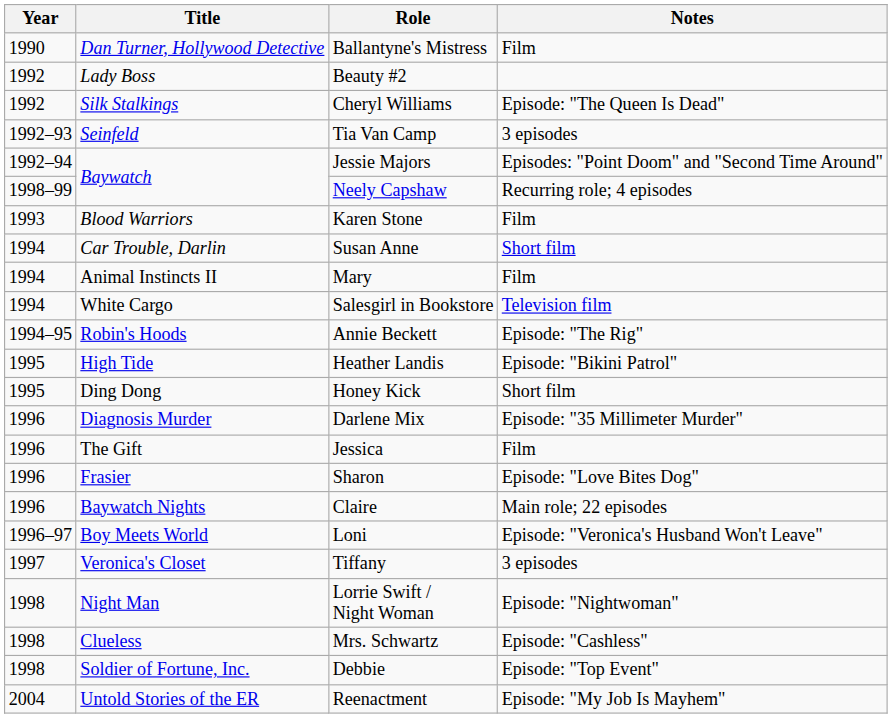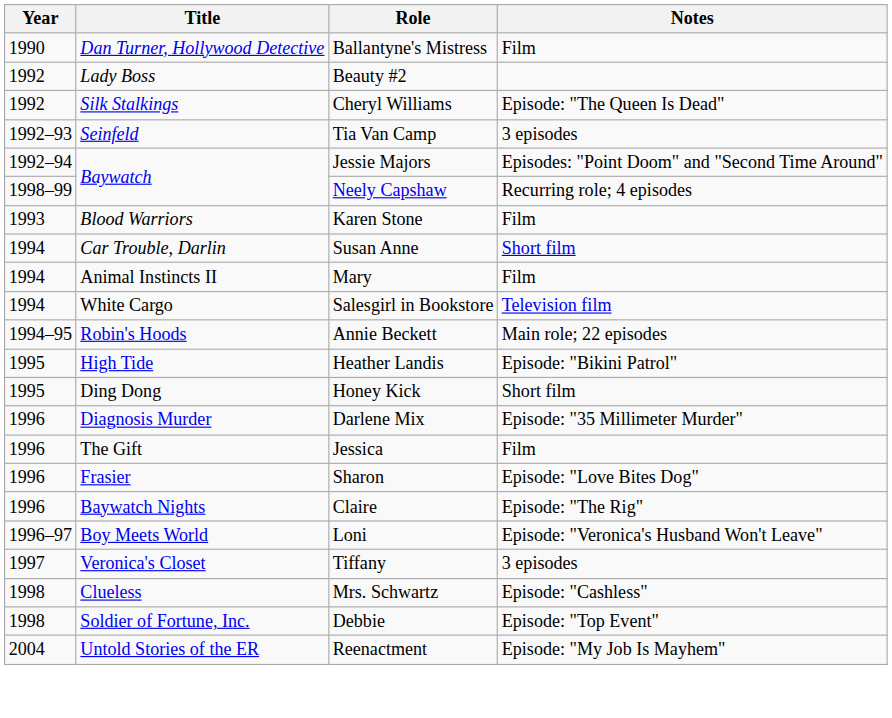(572, 334) Episode: "The Rig" -> (584, 334) Main role; 22 episodes
(584, 506) Main role; 22 episodes -> (572, 506) Episode: "The Rig"
- row: (383, 602)
